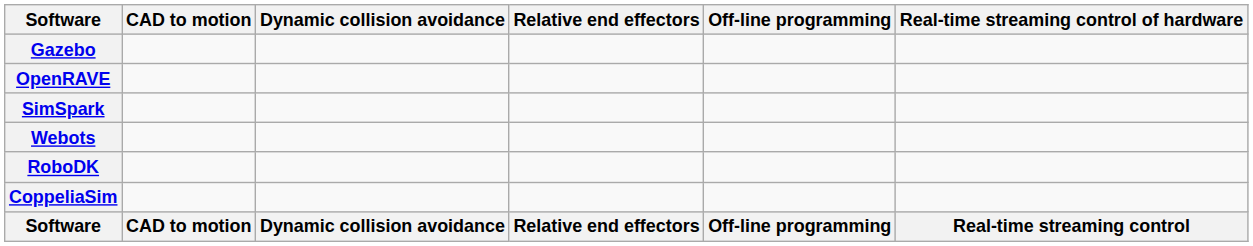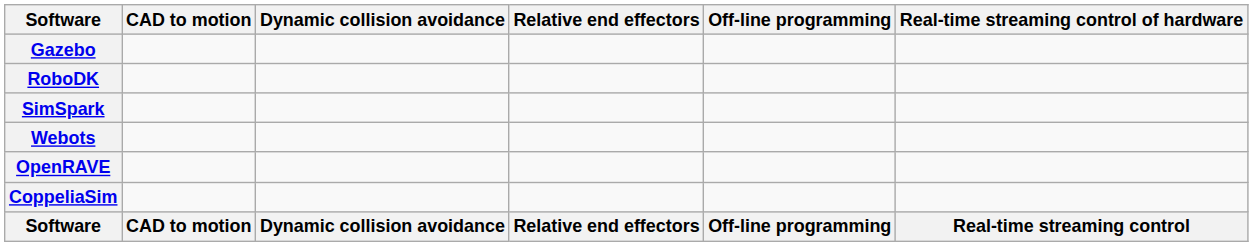rows swapped: (63, 167) <-> (63, 78)
